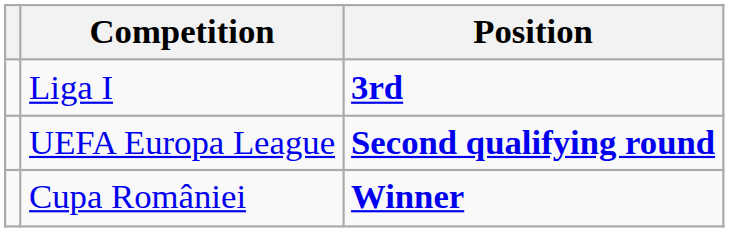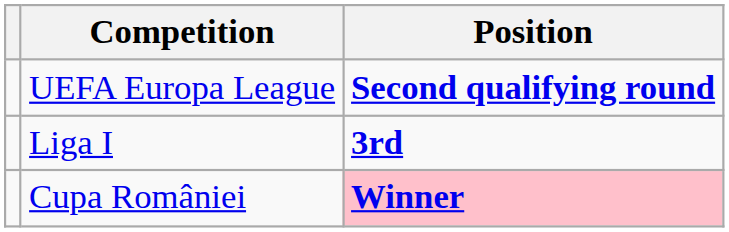rows swapped: (182, 142) <-> (71, 87)
(408, 197) no background -> (408, 197) pink background
